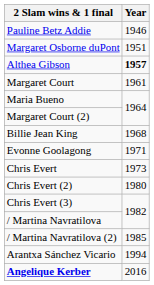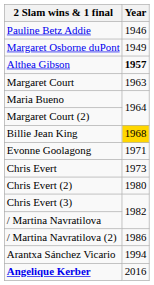(136, 47) 1951 -> (136, 47) 1949
(136, 82) 1961 -> (136, 82) 1963
(136, 133) no background -> (136, 133) gold background
(136, 237) 1985 -> (136, 237) 1986
